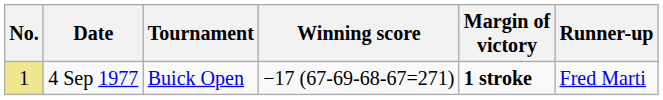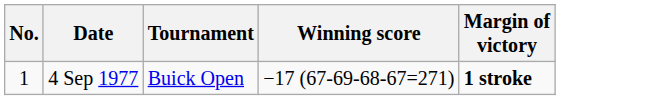- column: (606, 33)
(24, 78) khaki background -> (24, 78) no background
